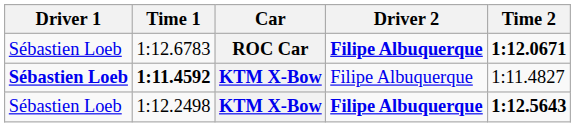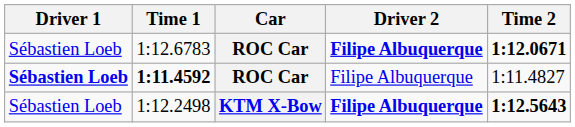(270, 77) KTM X-Bow -> (270, 77) ROC Car
